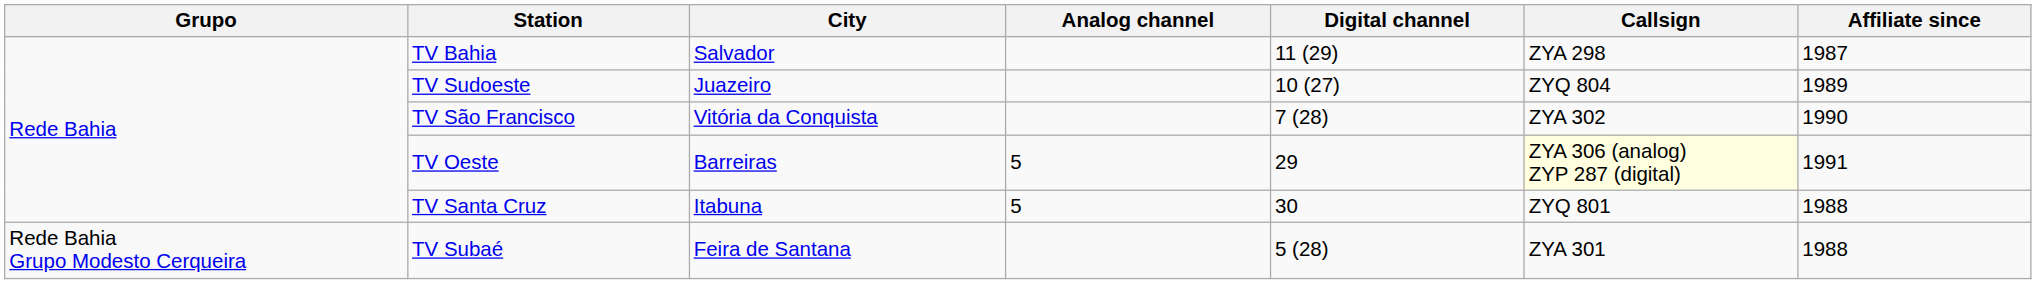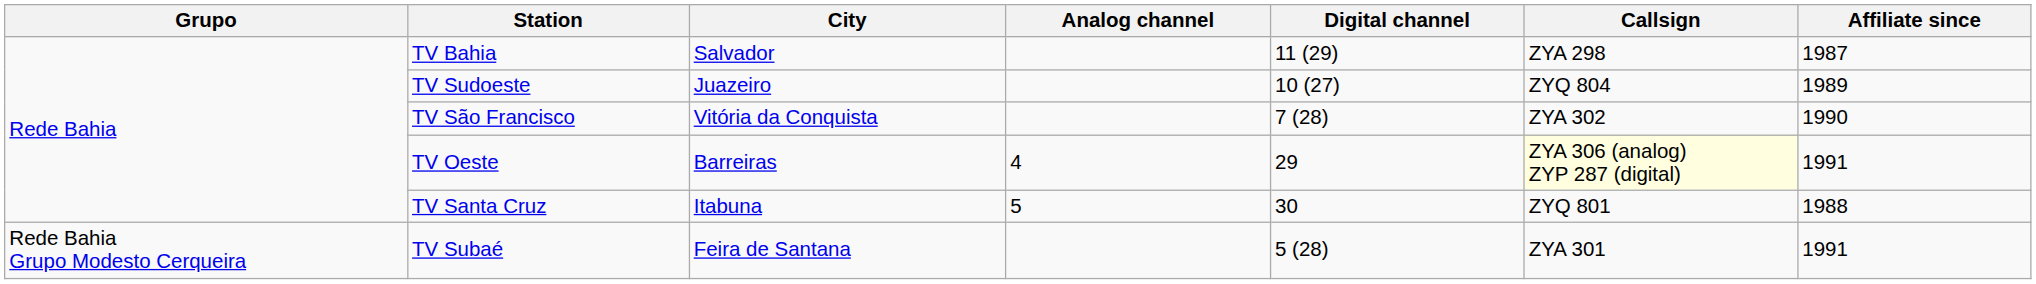(1016, 162) 5 -> (1016, 162) 4
(1825, 250) 1988 -> (1825, 250) 1991
